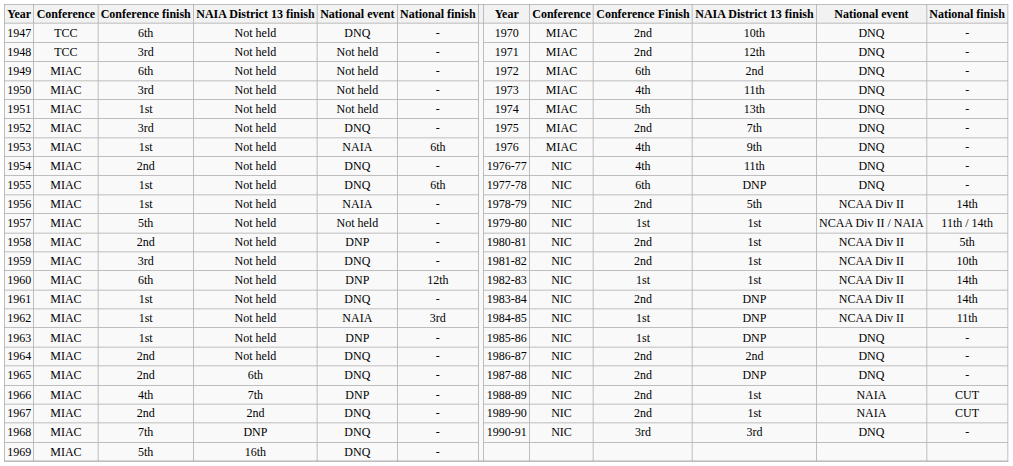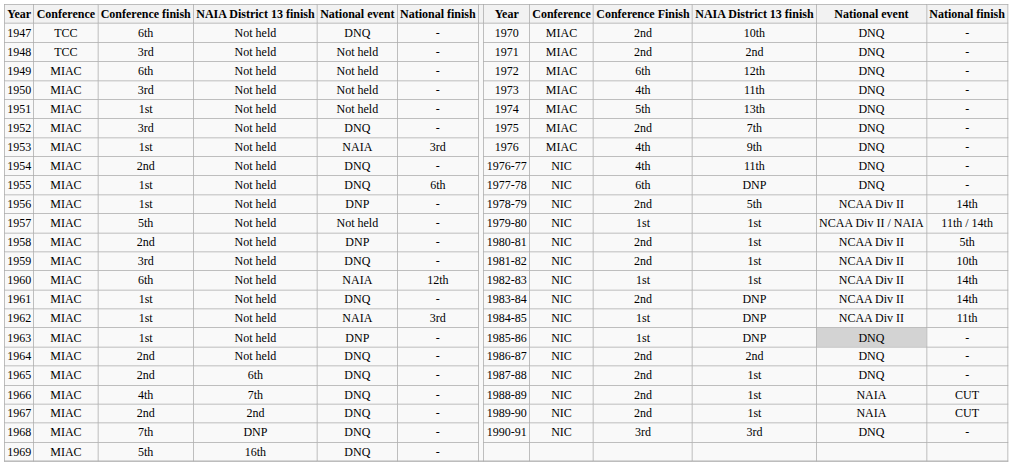(754, 52) 12th -> (754, 52) 2nd
(754, 71) 2nd -> (754, 71) 12th
(438, 147) 6th -> (438, 147) 3rd
(357, 204) NAIA -> (357, 204) DNP
(357, 280) DNP -> (357, 280) NAIA
(871, 337) no background -> (871, 337) lightgrey background
(754, 375) DNP -> (754, 375) 1st
(357, 394) DNP -> (357, 394) DNQ
